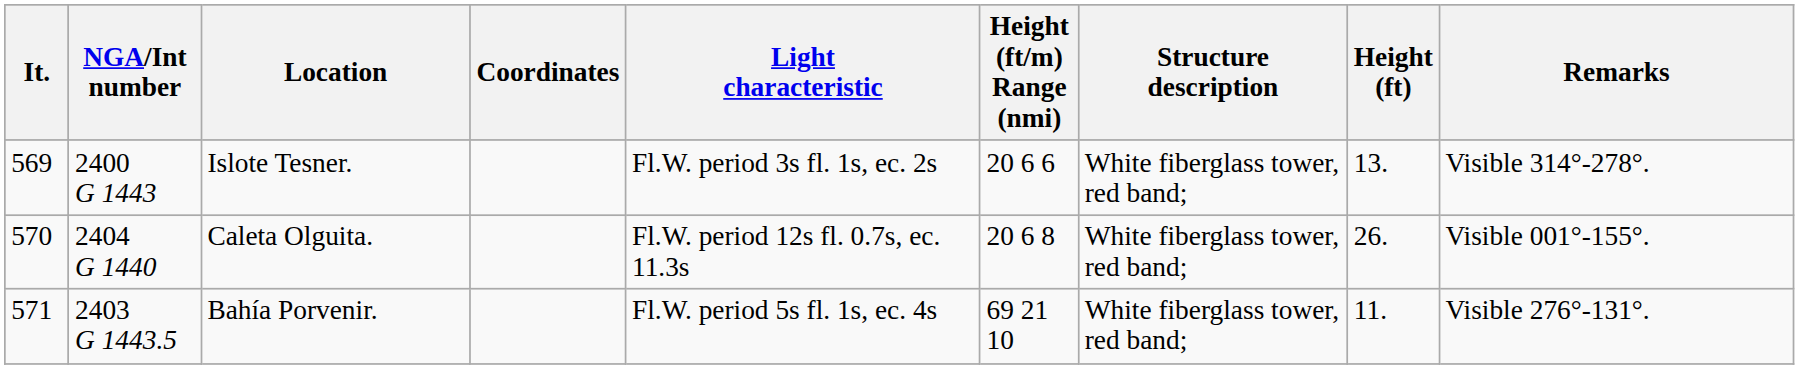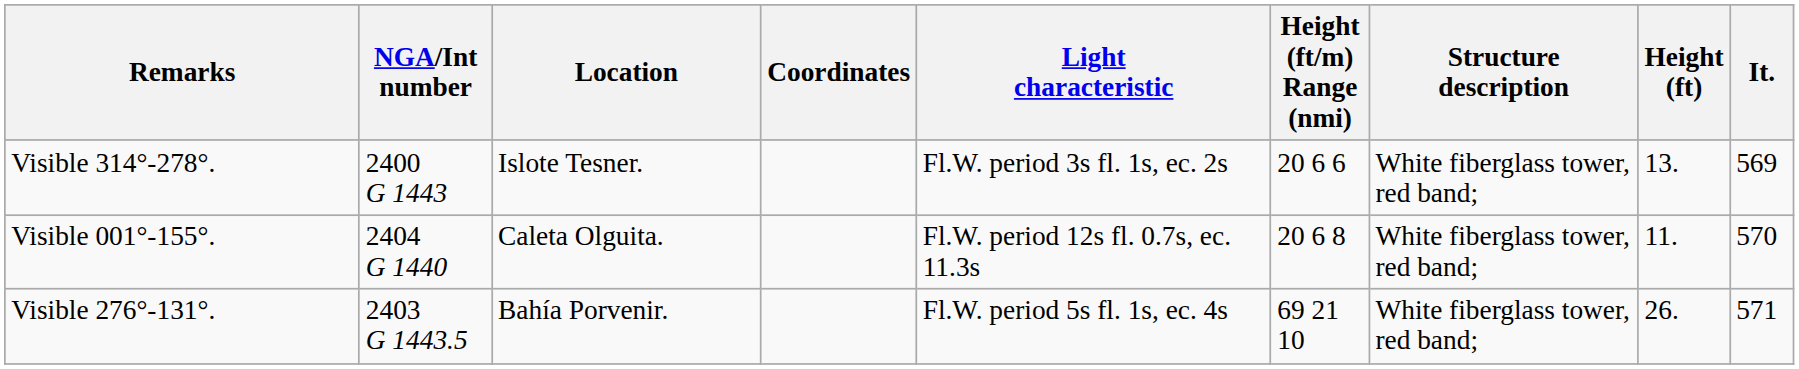columns swapped: (37, 72) <-> (1616, 72)
(1371, 236) 26. -> (1661, 236) 11.
(1370, 310) 11. -> (1662, 310) 26.
